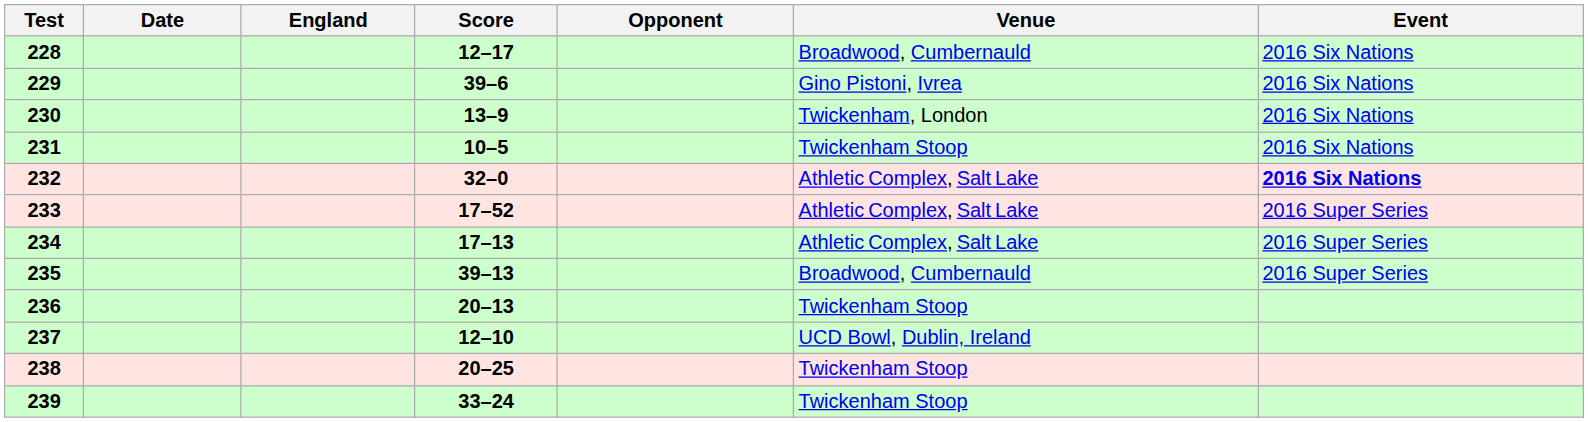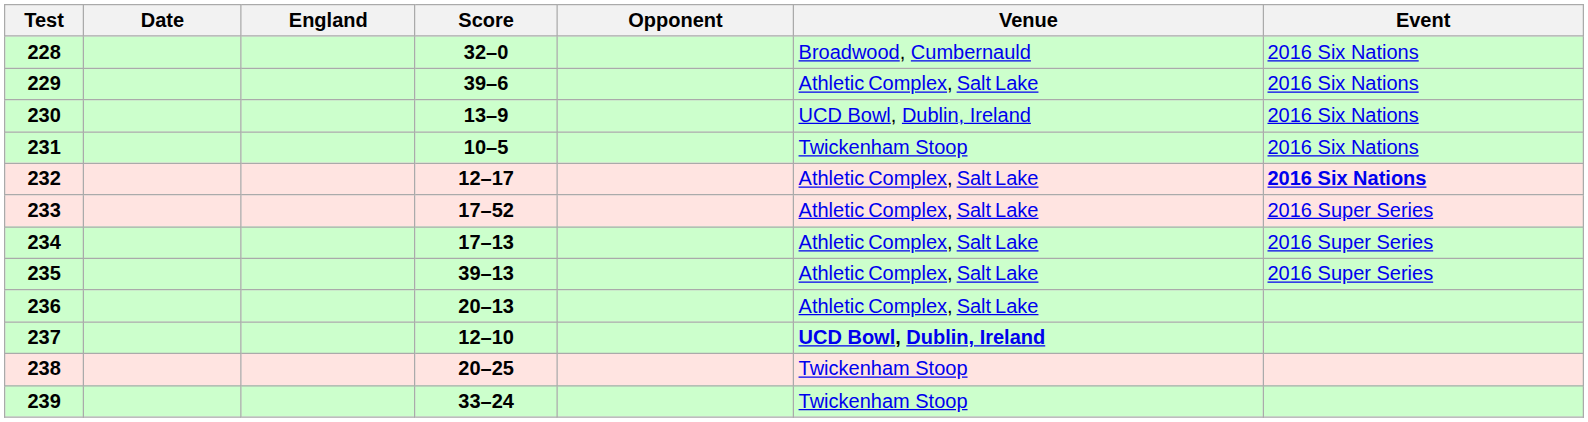(486, 52) 12–17 -> (486, 52) 32–0
(880, 83) Gino Pistoni, Ivrea -> (919, 83) Athletic Complex, Salt Lake
(893, 115) Twickenham, London -> (915, 115) UCD Bowl, Dublin, Ireland
(486, 178) 32–0 -> (486, 178) 12–17
(915, 274) Broadwood, Cumbernauld -> (919, 274) Athletic Complex, Salt Lake
(883, 305) Twickenham Stoop -> (919, 305) Athletic Complex, Salt Lake
(915, 337) normal -> (922, 337) bold
